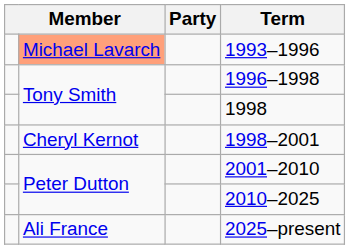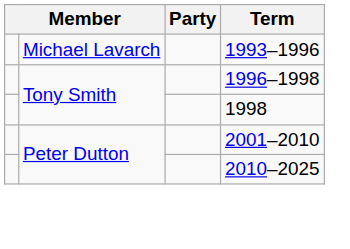(92, 49) lightsalmon background -> (92, 49) no background
- row: (272, 139)
- row: (283, 229)
